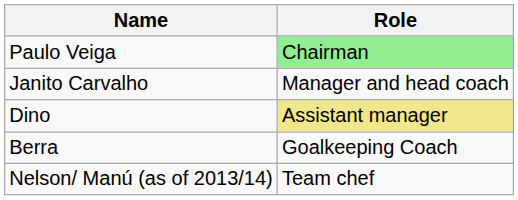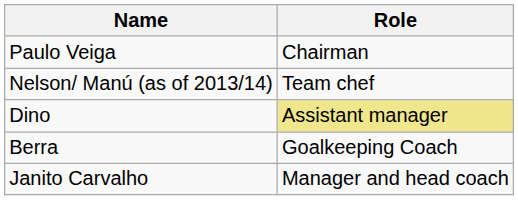(325, 52) lightgreen background -> (325, 52) no background
rows swapped: (79, 83) <-> (141, 178)
